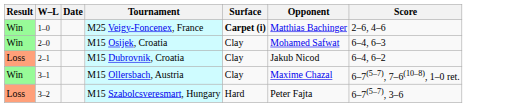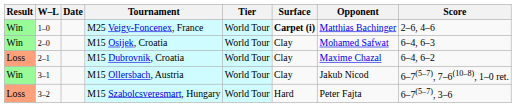+ column: (247, 12)
(295, 58) Jakub Nicod -> (351, 58) Maxime Chazal
(301, 75) Maxime Chazal -> (344, 75) Jakub Nicod
